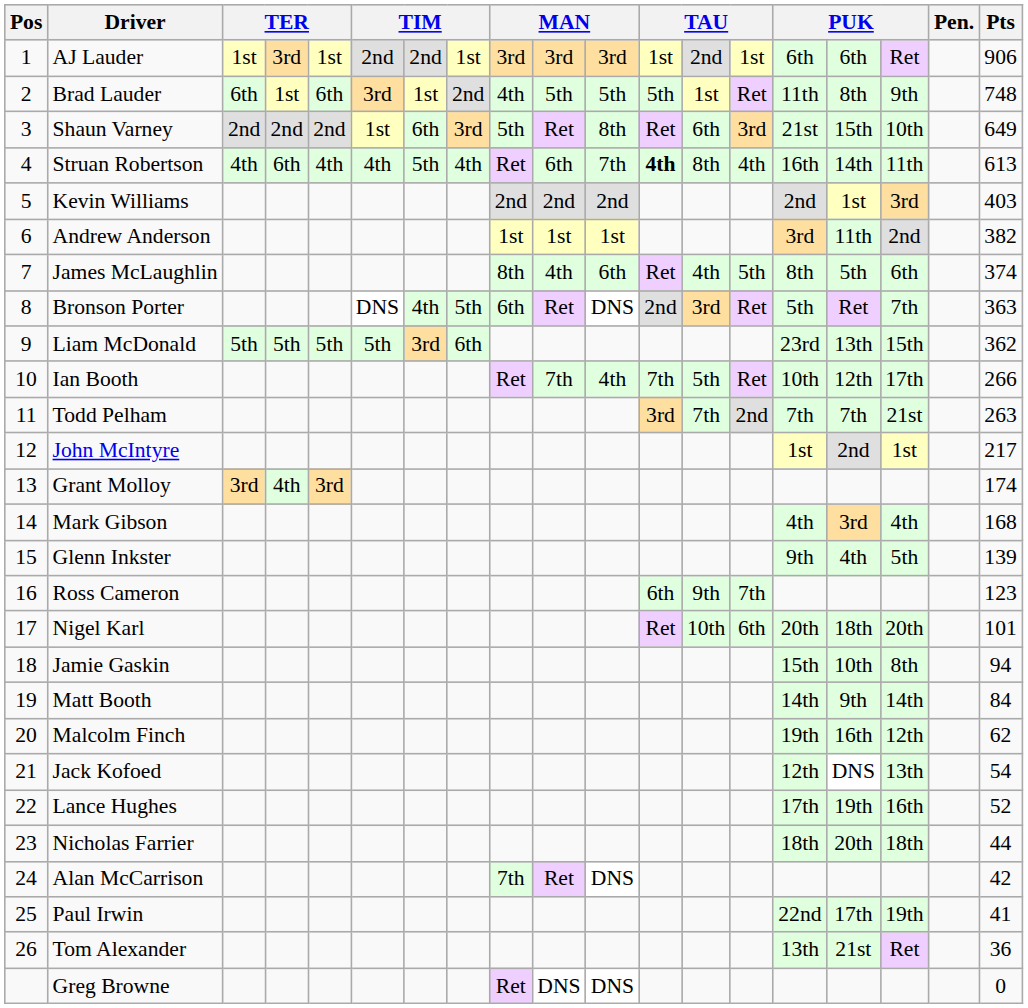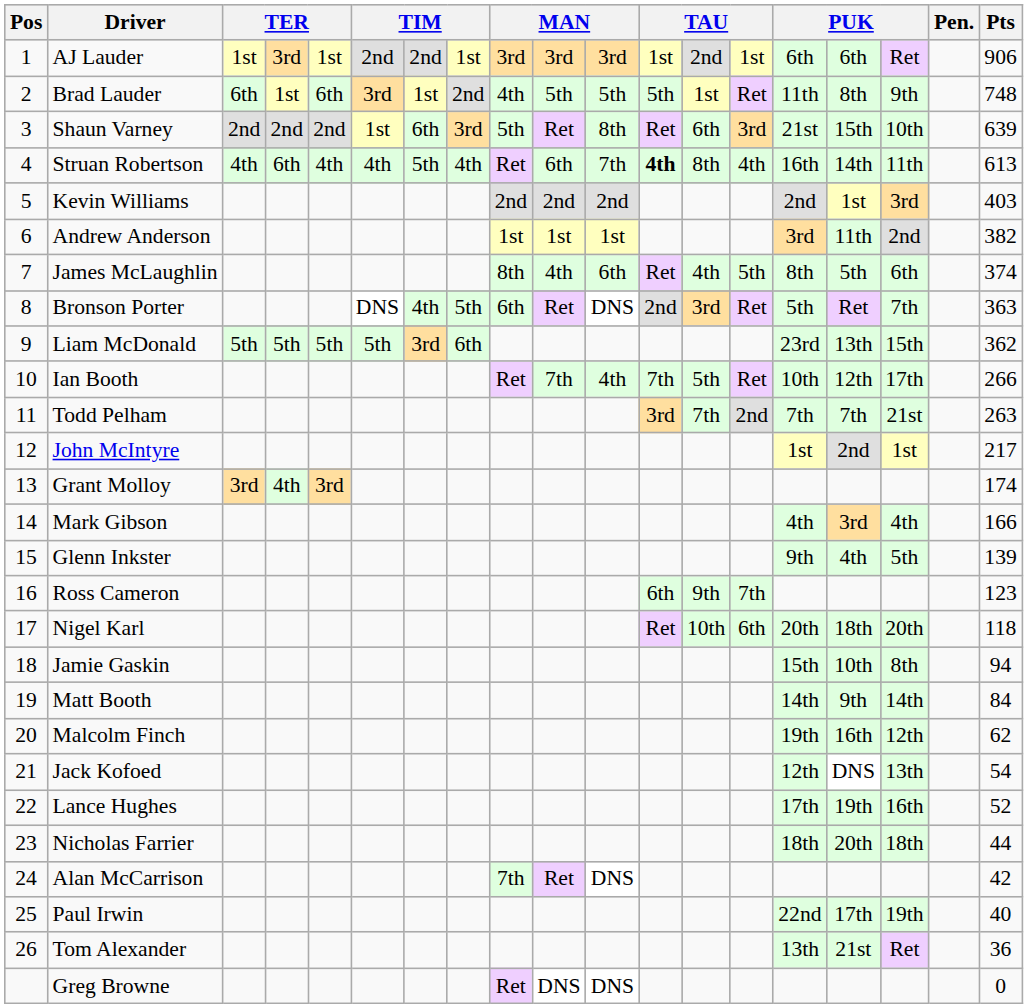(1001, 128) 649 -> (1001, 128) 639
(1001, 521) 168 -> (1001, 521) 166
(1001, 628) 101 -> (1001, 628) 118
(1001, 913) 41 -> (1001, 913) 40
